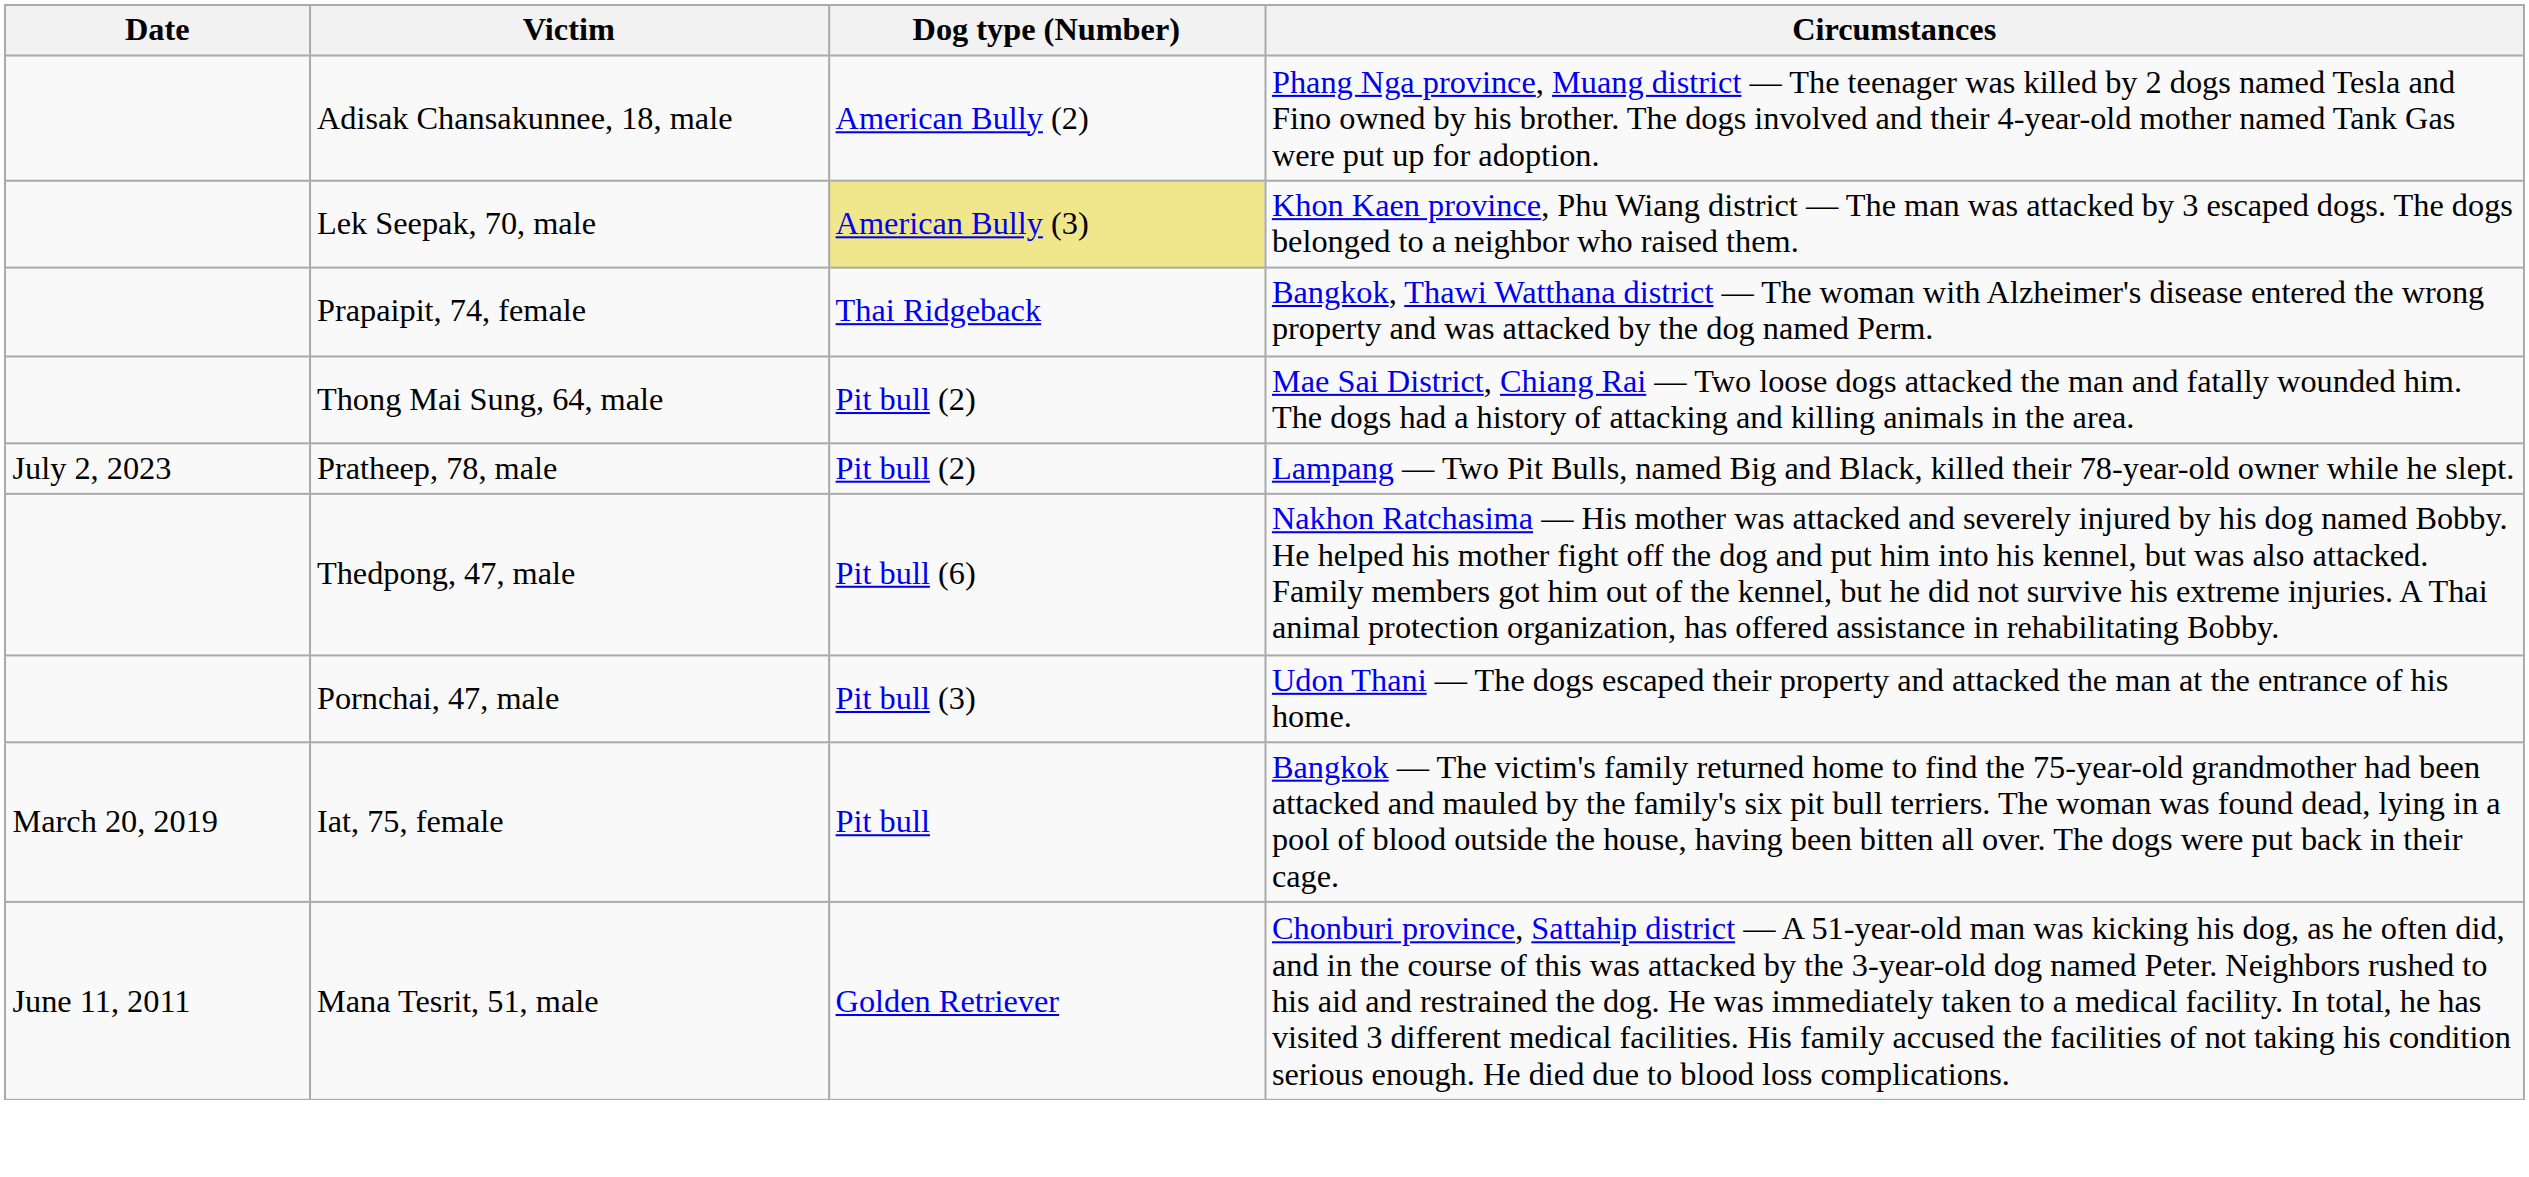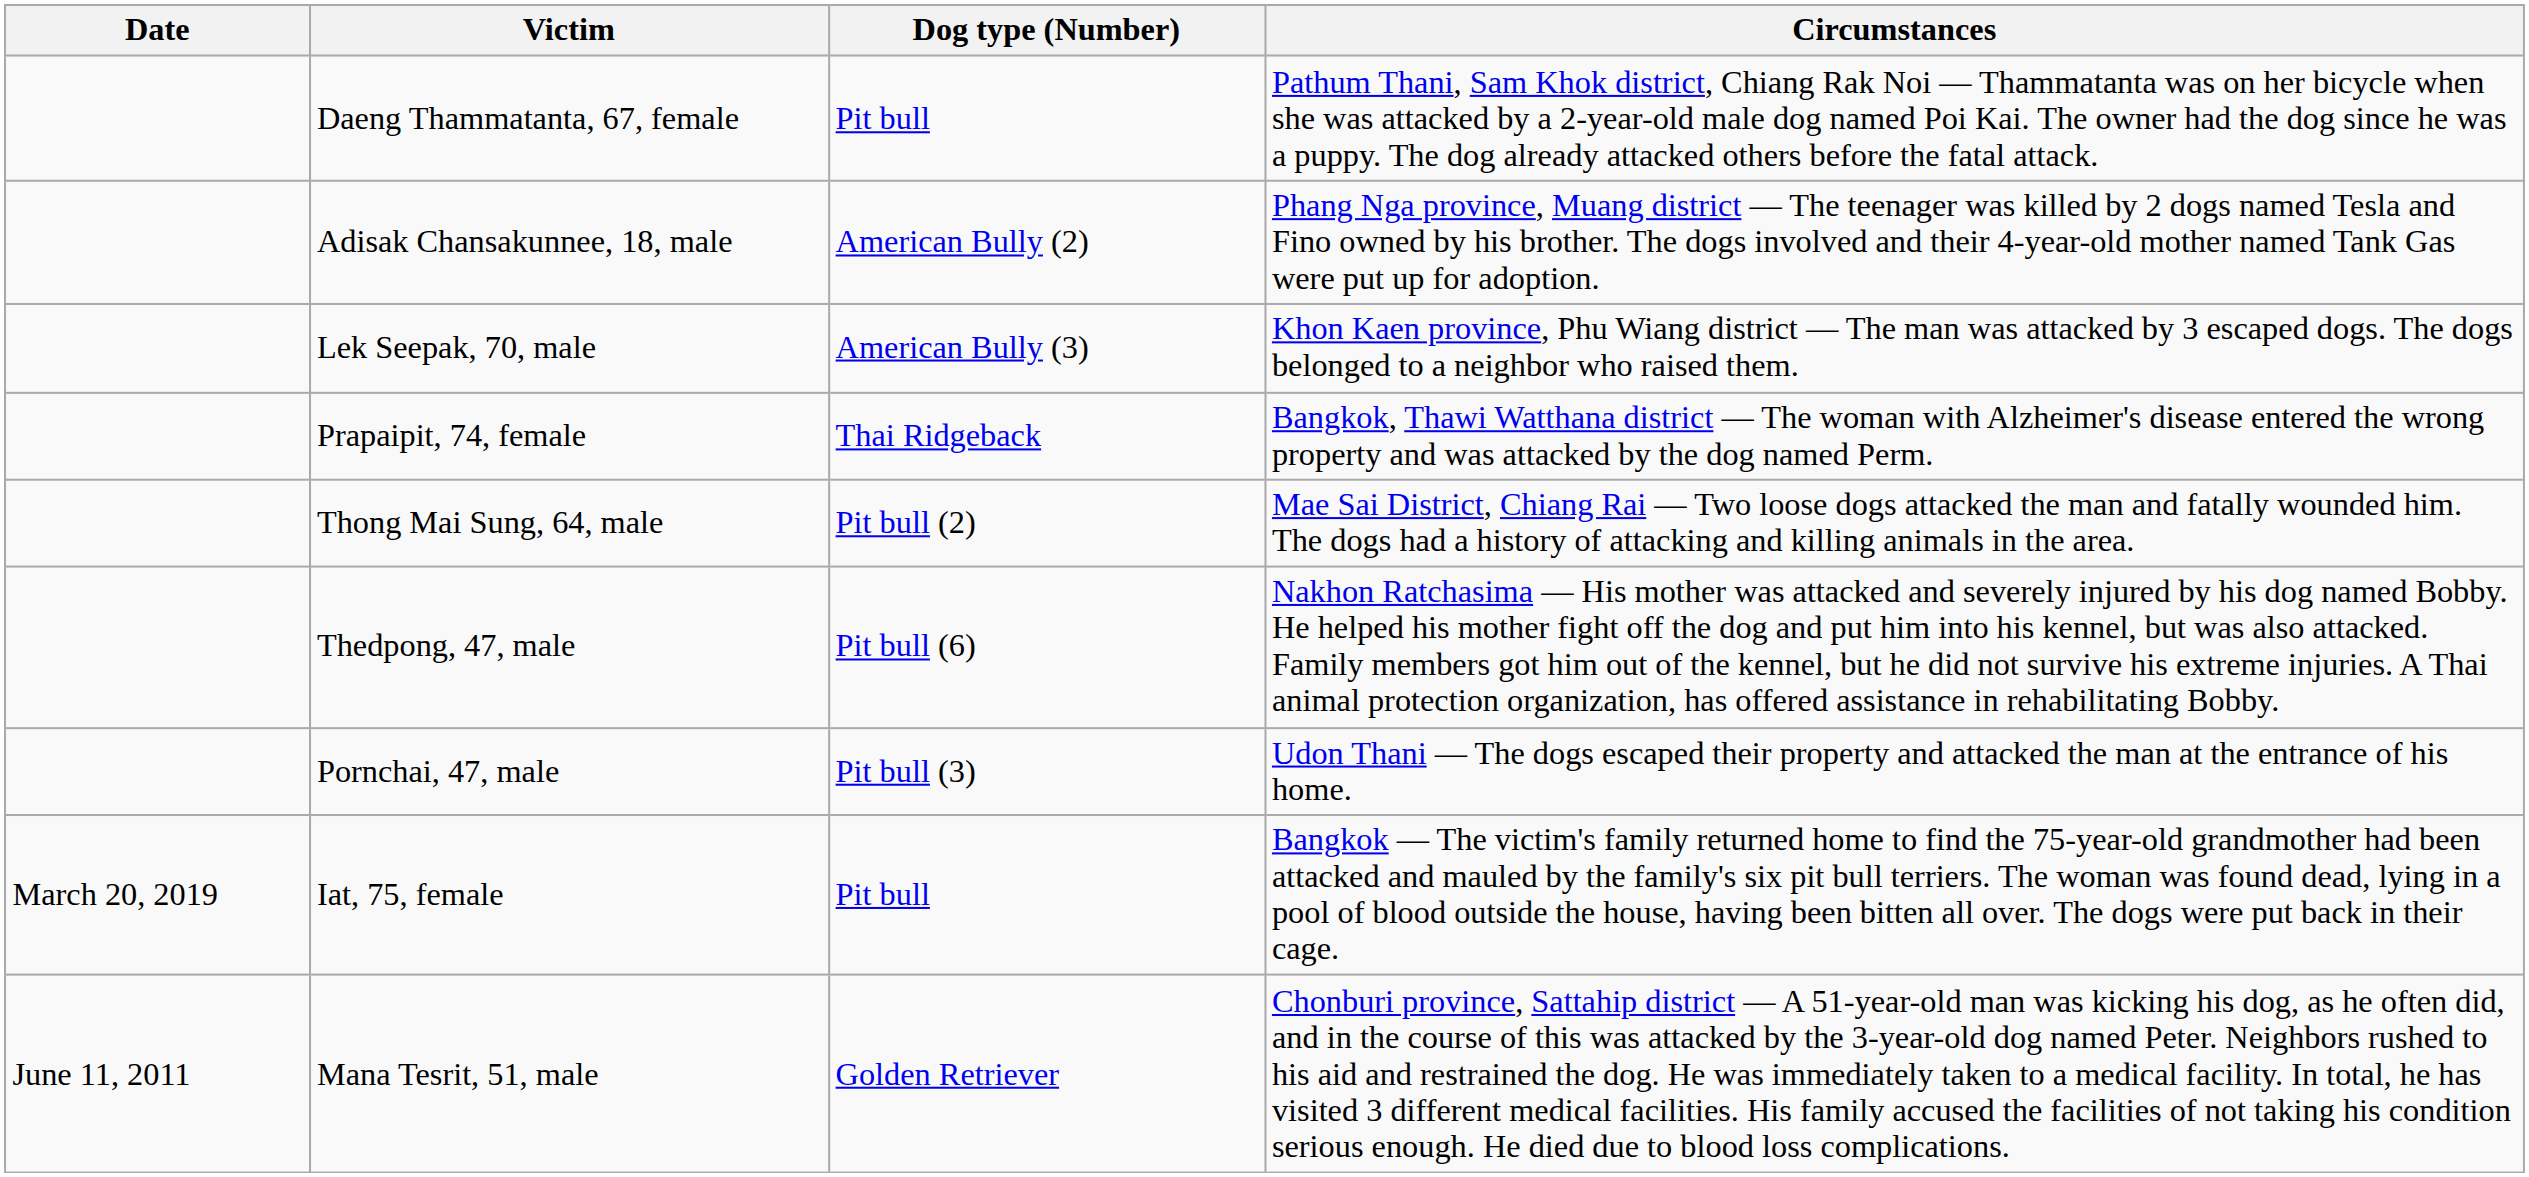+ row: (528, 117)
(962, 223) khaki background -> (962, 347) no background
- row: (437, 468)
